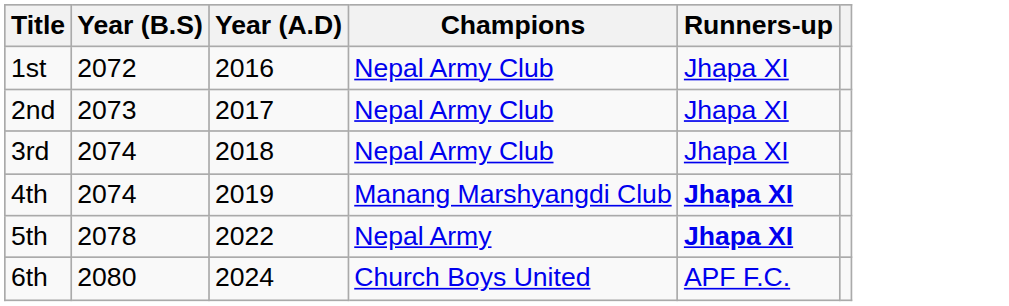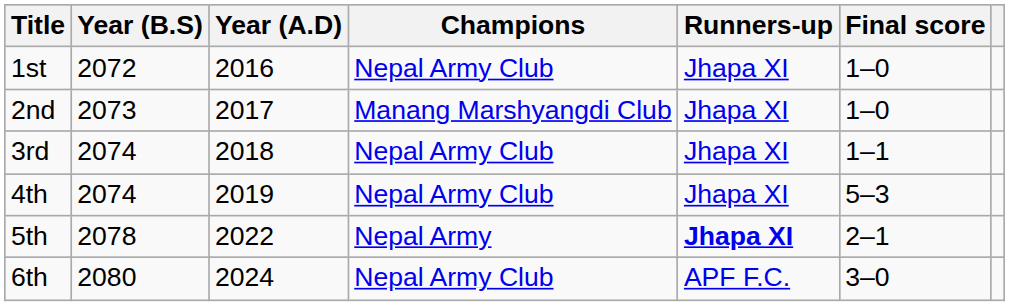+ column: (915, 25)
(454, 109) Nepal Army Club -> (513, 109) Manang Marshyangdi Club
(513, 194) Manang Marshyangdi Club -> (454, 194) Nepal Army Club
(739, 194) bold -> (736, 194) normal
(472, 278) Church Boys United -> (454, 278) Nepal Army Club
